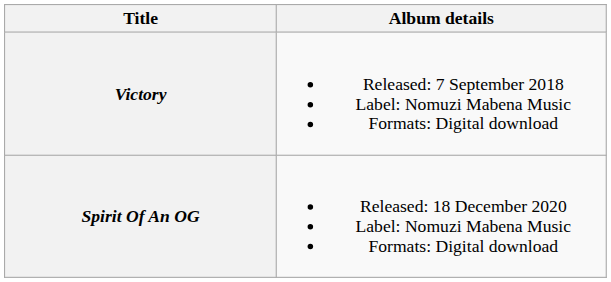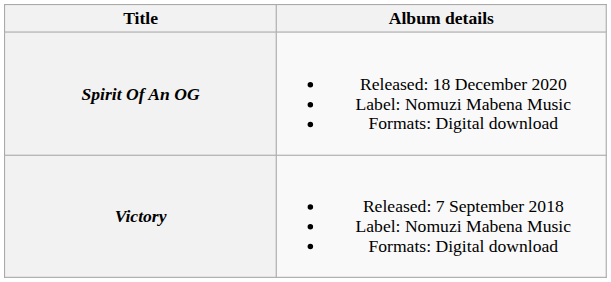rows swapped: (141, 93) <-> (141, 216)
